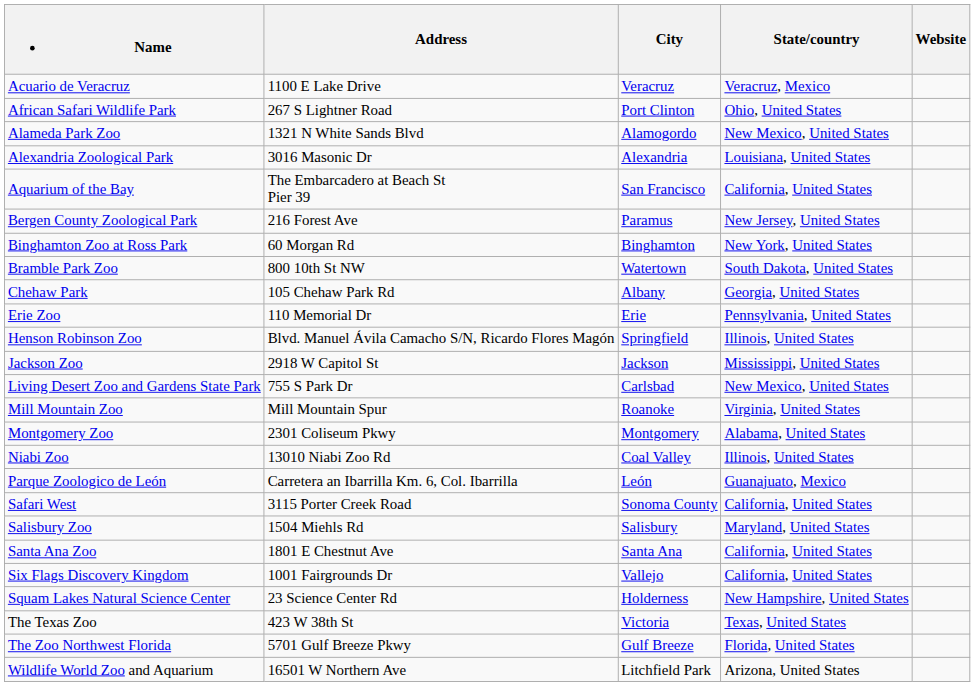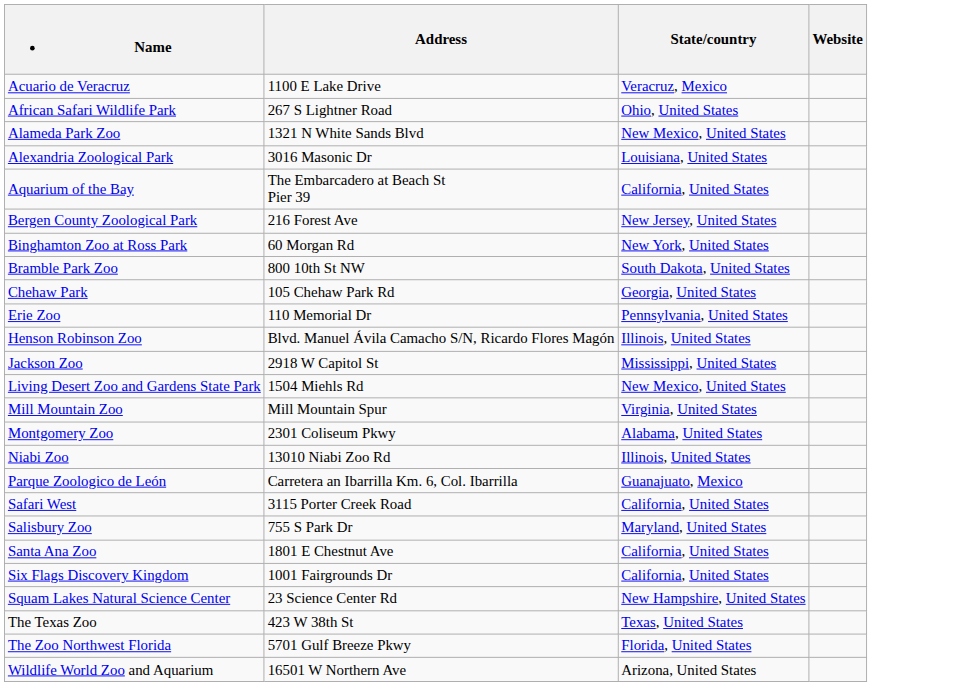- column: (669, 39)
(310, 386) 755 S Park Dr -> (316, 386) 1504 Miehls Rd
(316, 527) 1504 Miehls Rd -> (310, 527) 755 S Park Dr
